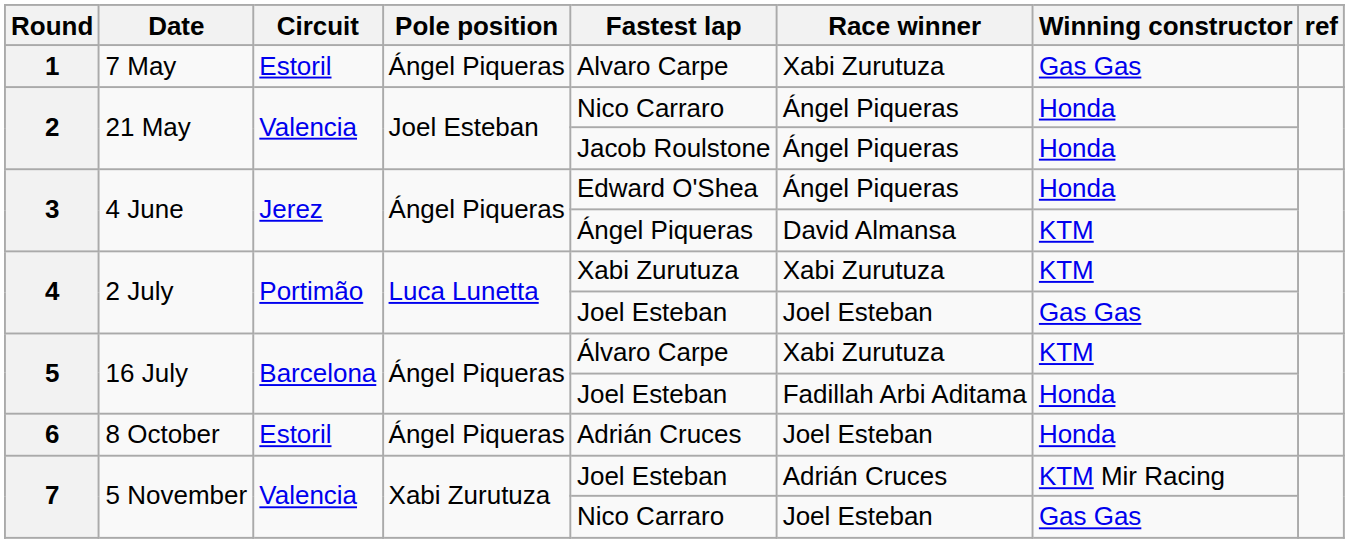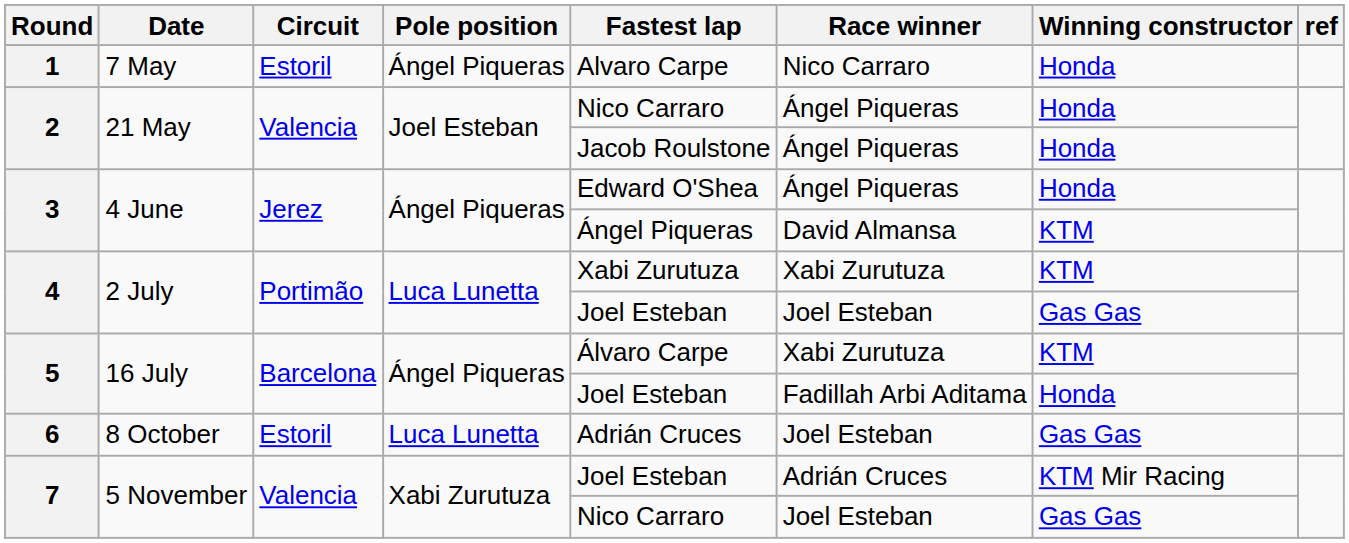(864, 66) Xabi Zurutuza -> (856, 66) Nico Carraro
(1090, 66) Gas Gas -> (1077, 66) Honda
(477, 434) Ángel Piqueras -> (464, 434) Luca Lunetta
(1077, 434) Honda -> (1090, 434) Gas Gas
